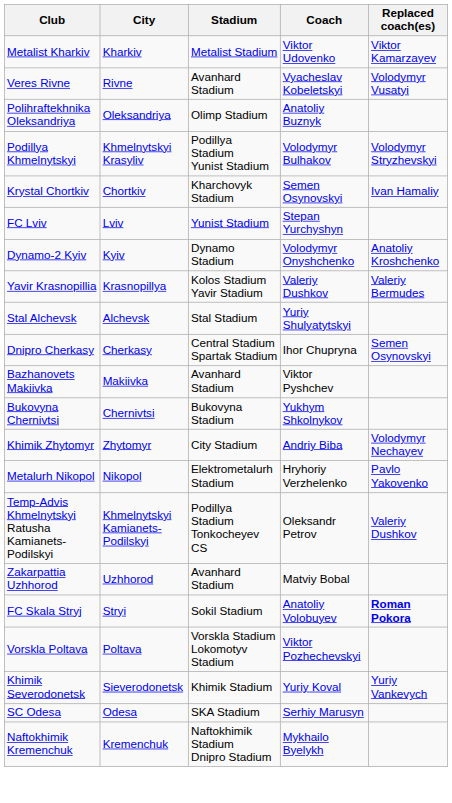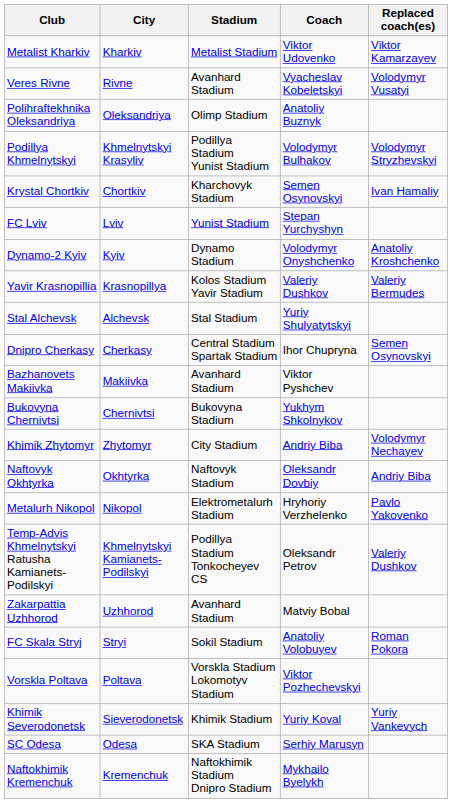+ row: (30, 476)
(391, 611) bold -> (390, 642) normal
